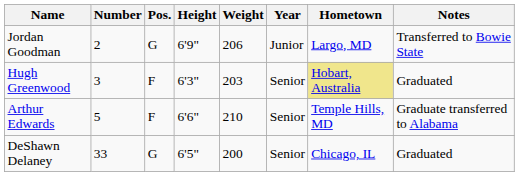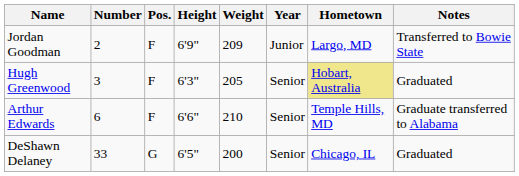(153, 44) G -> (152, 44) F
(233, 44) 206 -> (233, 44) 209
(233, 80) 203 -> (233, 80) 205
(97, 116) 5 -> (97, 116) 6
